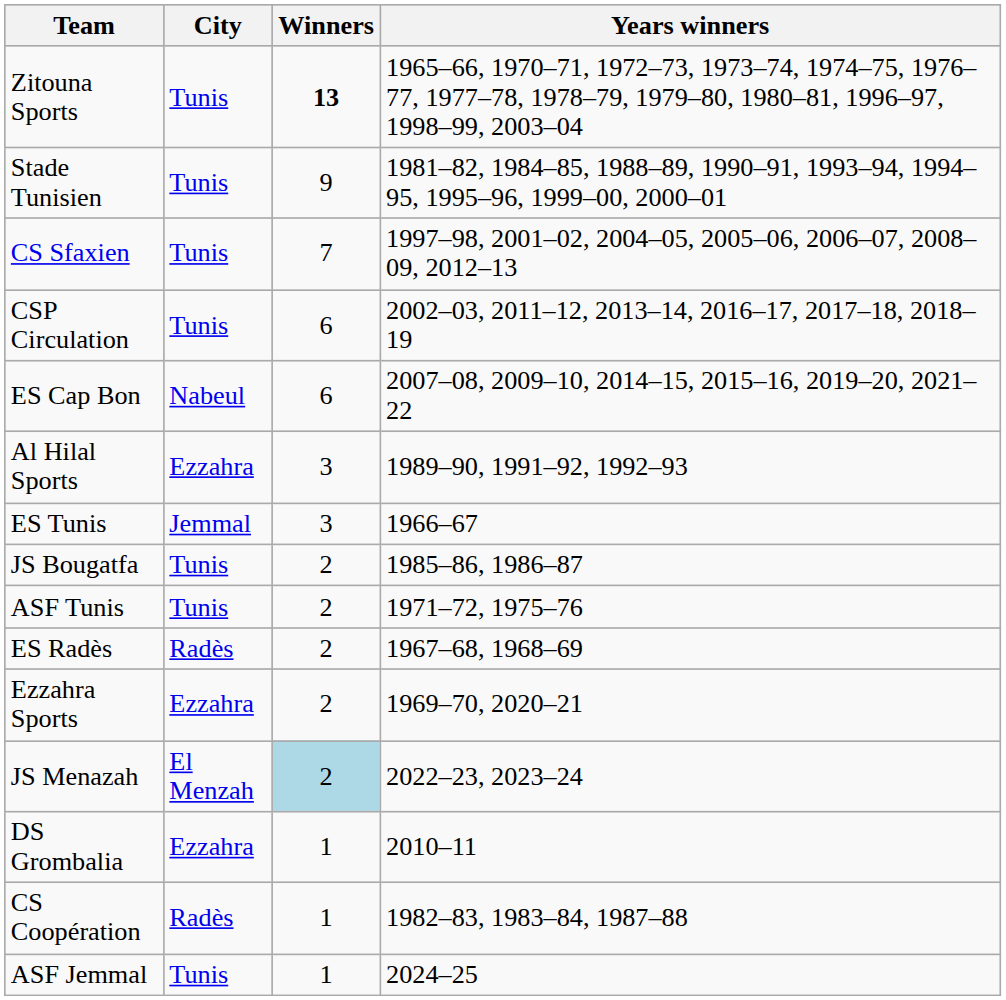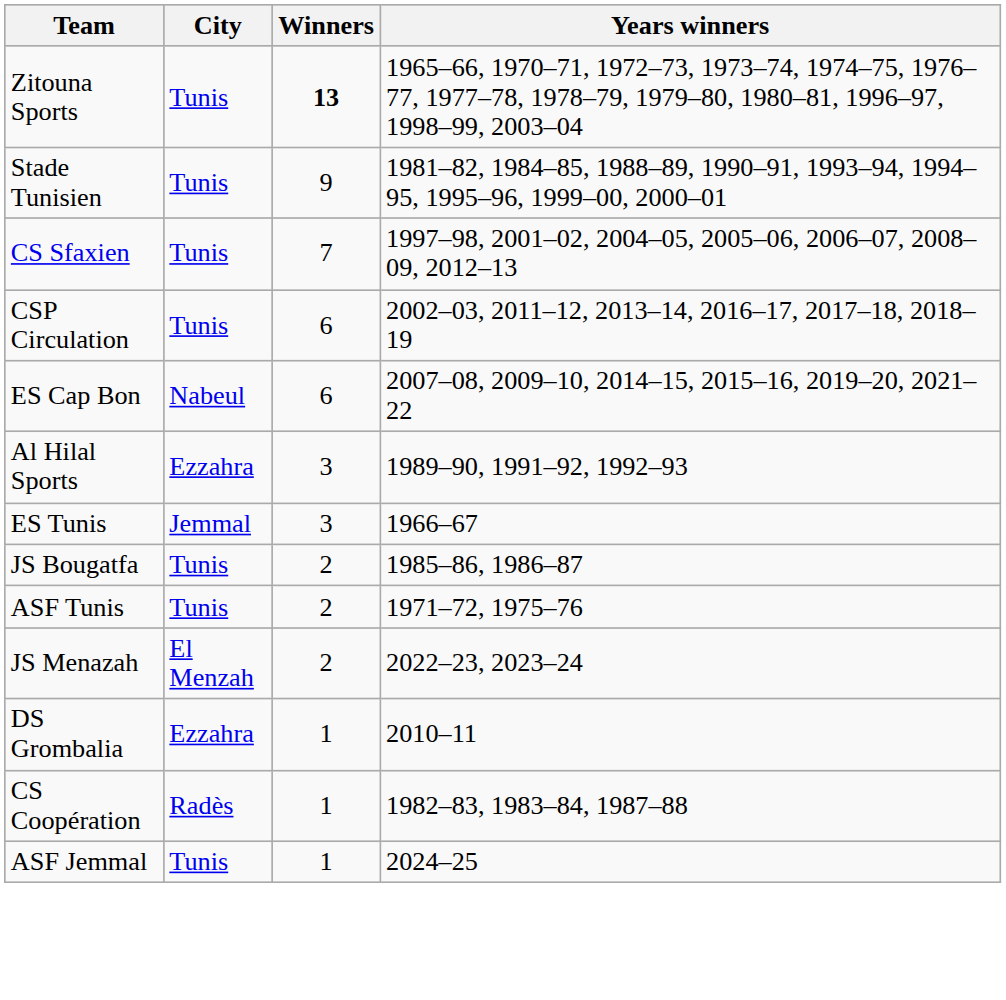- row: (62, 648)
- row: (53, 704)
(326, 775) lightblue background -> (326, 662) no background
